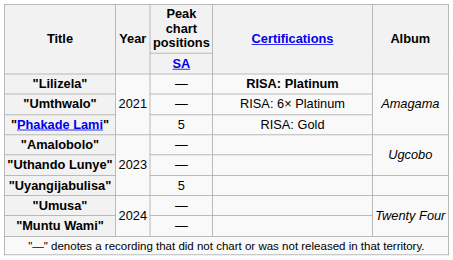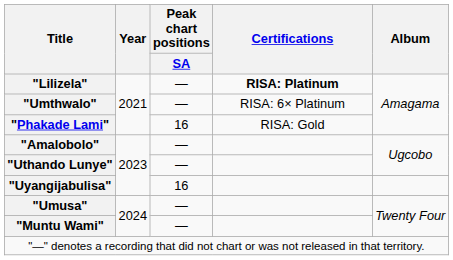(181, 124) 5 -> (181, 124) 16
(181, 185) 5 -> (181, 185) 16
